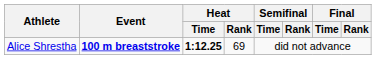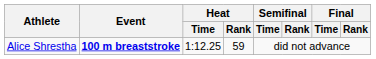(203, 46) bold -> (203, 46) normal
(239, 46) 69 -> (239, 46) 59
